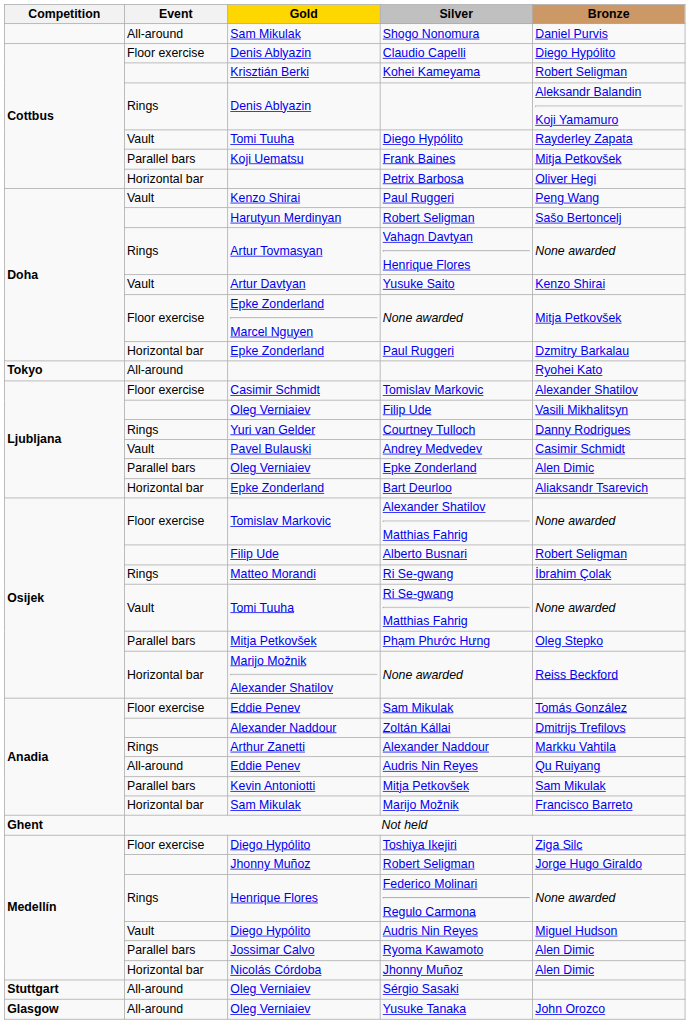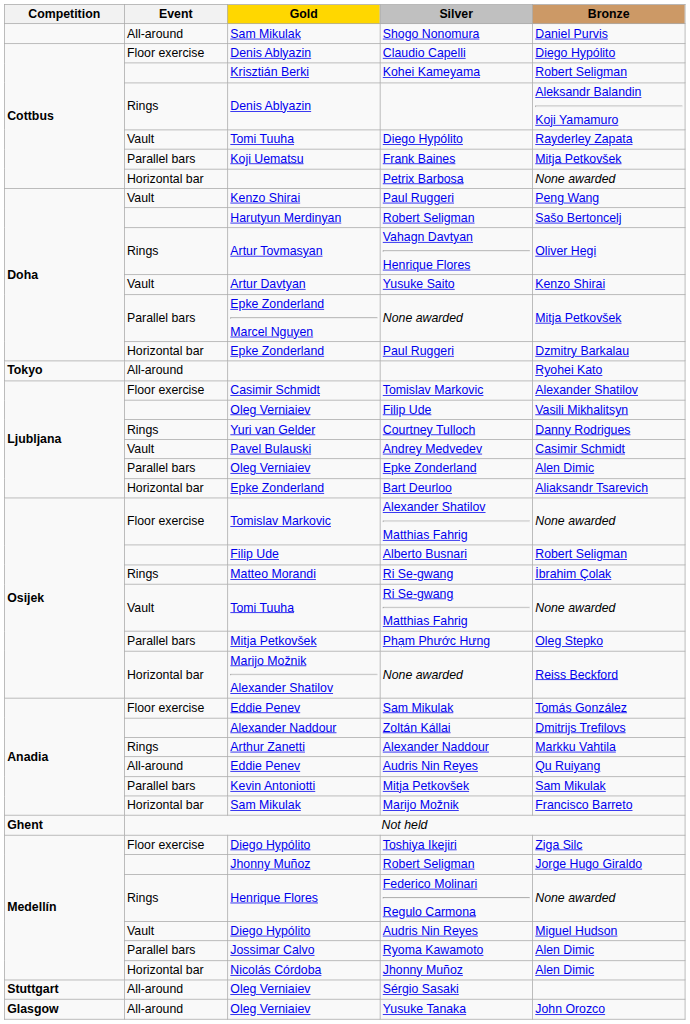(566, 178) Oliver Hegi -> (575, 178) None awarded
(575, 251) None awarded -> (566, 251) Oliver Hegi
(166, 318) Floor exercise -> (161, 318) Parallel bars
